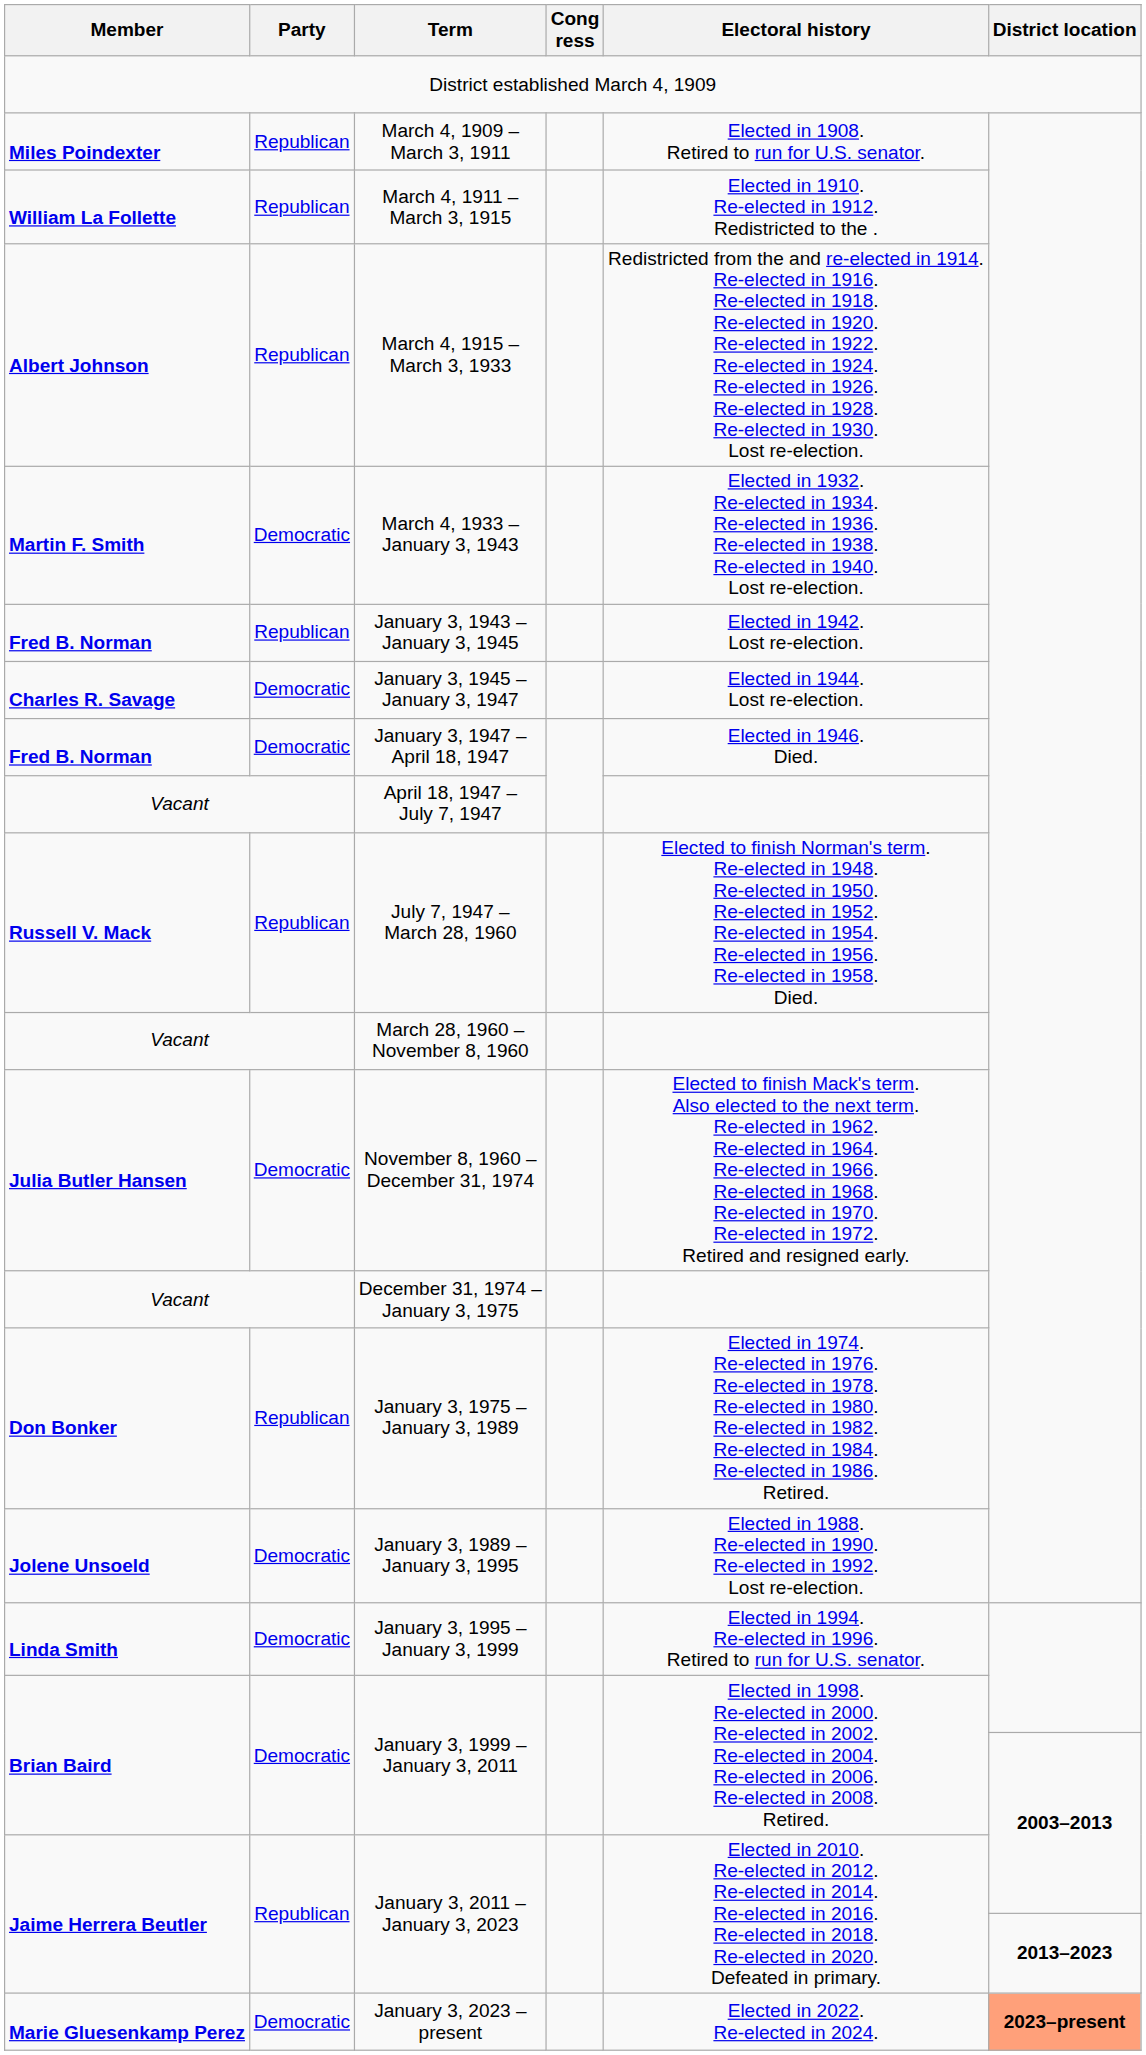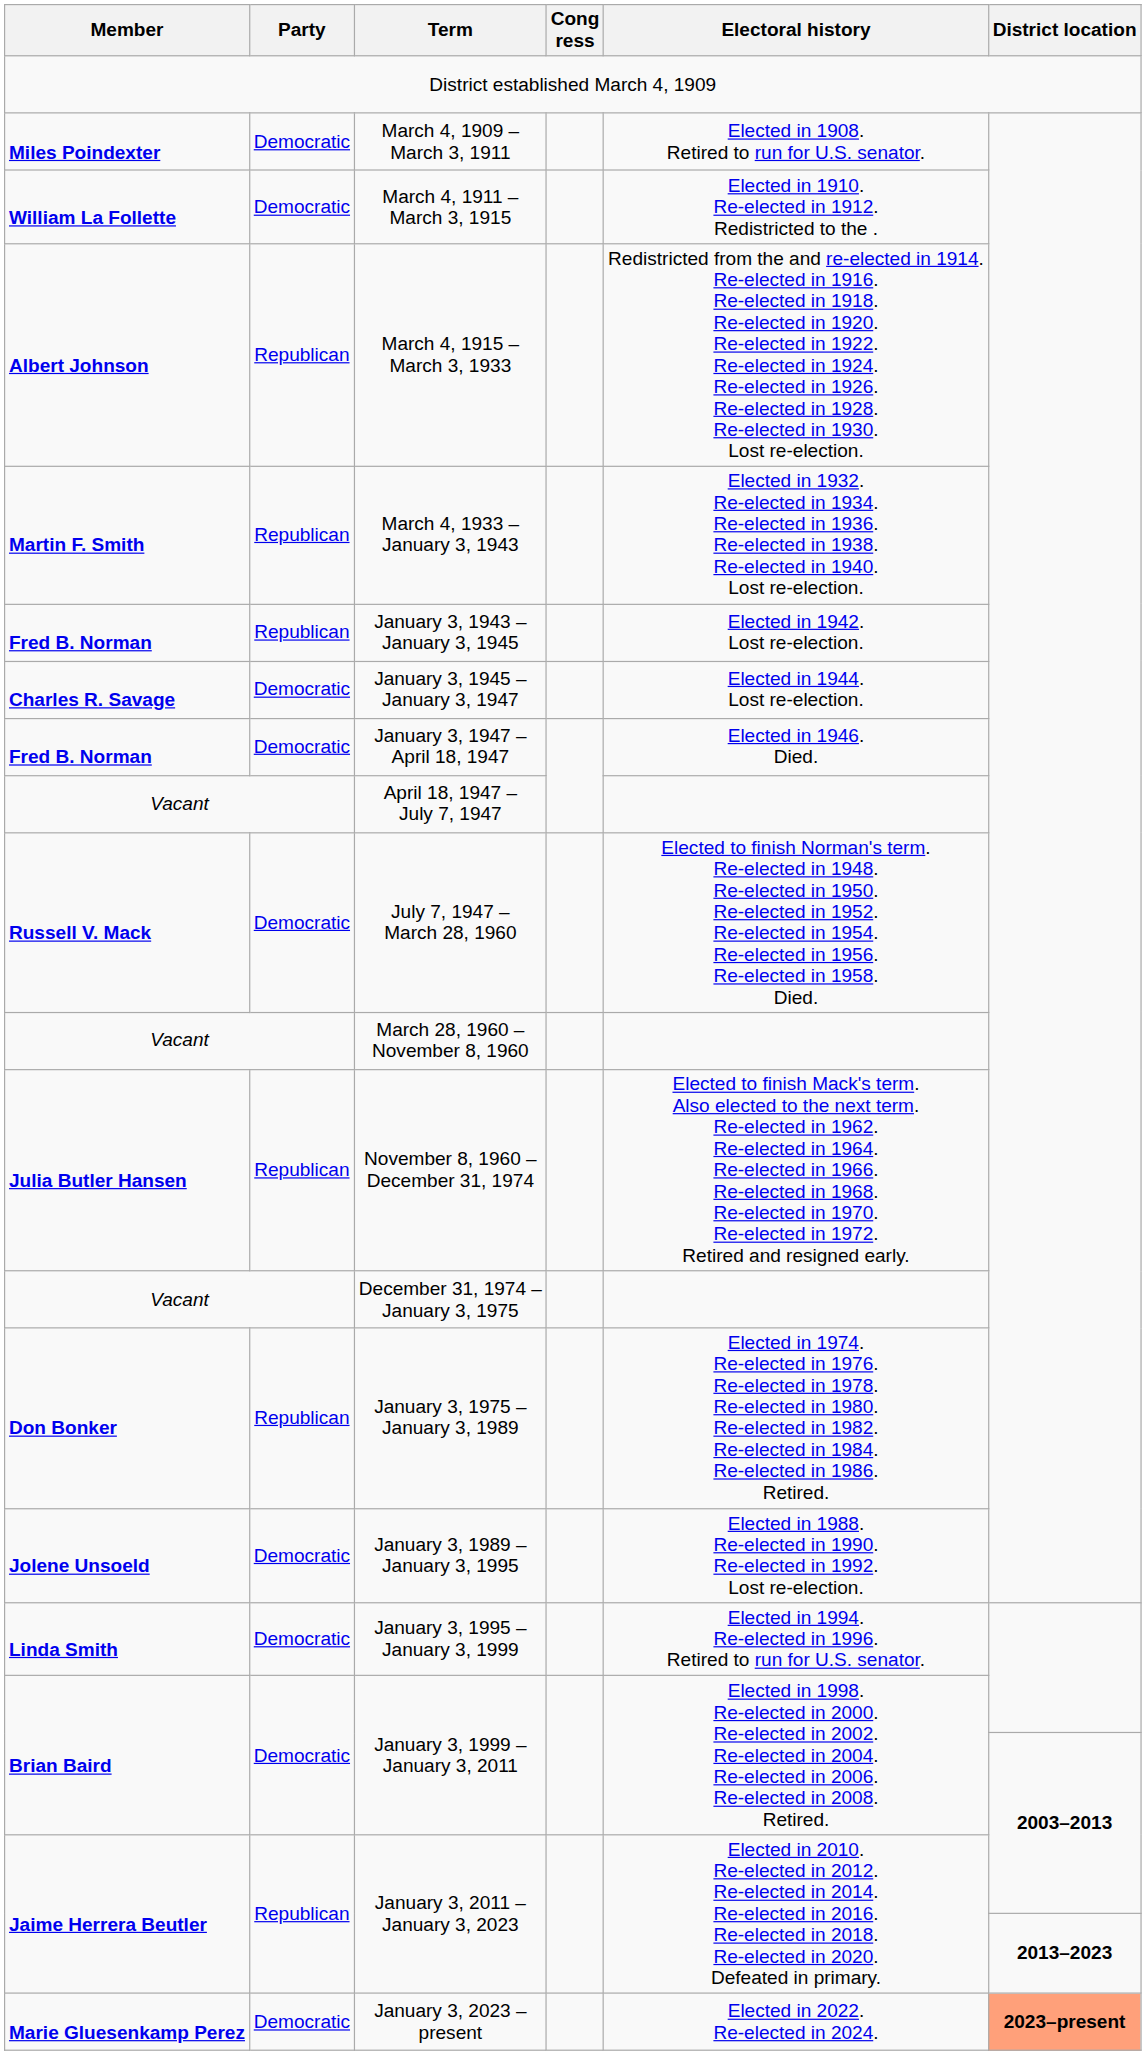(302, 141) Republican -> (302, 141) Democratic
(302, 206) Republican -> (302, 206) Democratic
(302, 535) Democratic -> (302, 535) Republican
(302, 922) Republican -> (302, 922) Democratic
(302, 1170) Democratic -> (302, 1170) Republican
